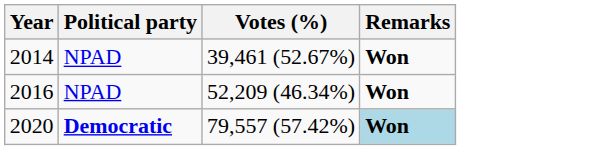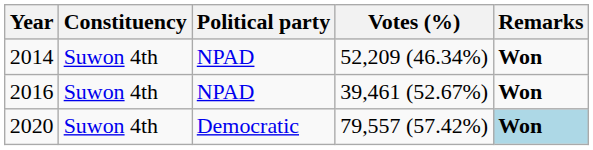+ column: (125, 21)
(281, 56) 39,461 (52.67%) -> (414, 56) 52,209 (46.34%)
(281, 91) 52,209 (46.34%) -> (414, 91) 39,461 (52.67%)
(118, 126) bold -> (248, 126) normal
